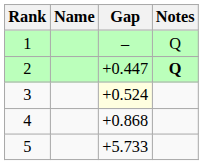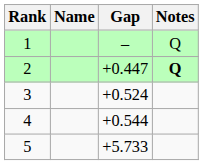(125, 95) lightyellow background -> (125, 95) no background
(125, 120) +0.868 -> (125, 120) +0.544
